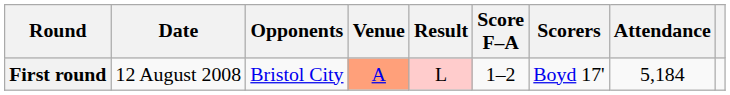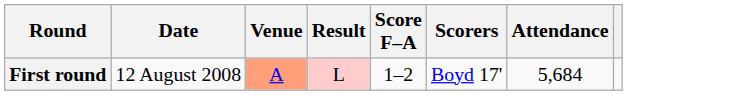- column: (297, 31)
(662, 74) 5,184 -> (560, 74) 5,684
